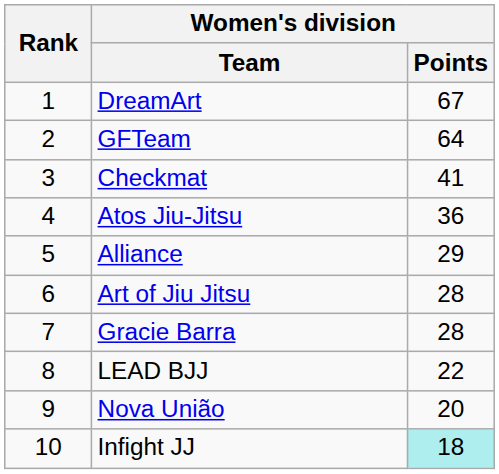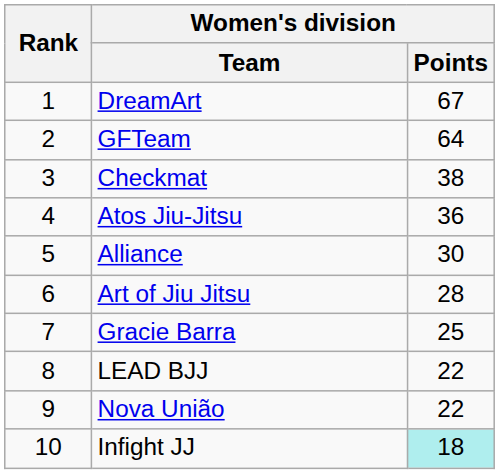(451, 178) 41 -> (451, 178) 38
(451, 255) 29 -> (451, 255) 30
(451, 332) 28 -> (451, 332) 25
(451, 409) 20 -> (451, 409) 22
